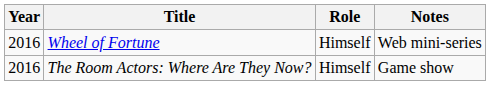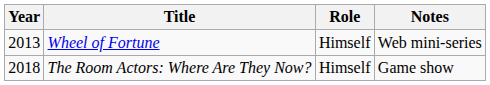(24, 42) 2016 -> (24, 42) 2013
(24, 67) 2016 -> (24, 67) 2018
